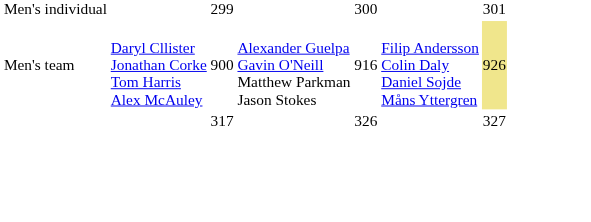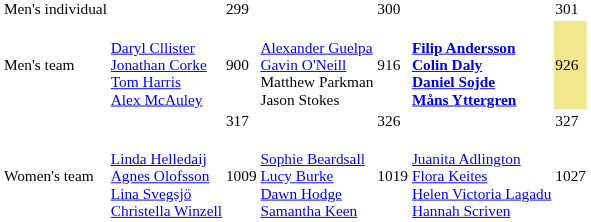(430, 73) normal -> (464, 73) bold
+ row: (49, 176)
